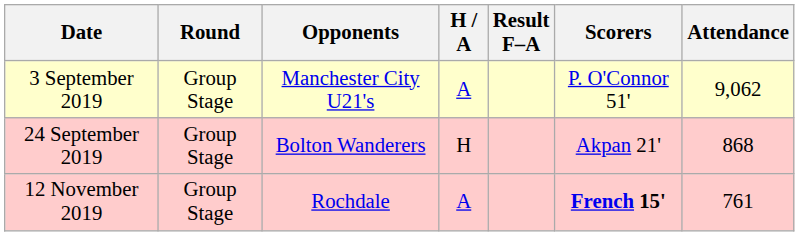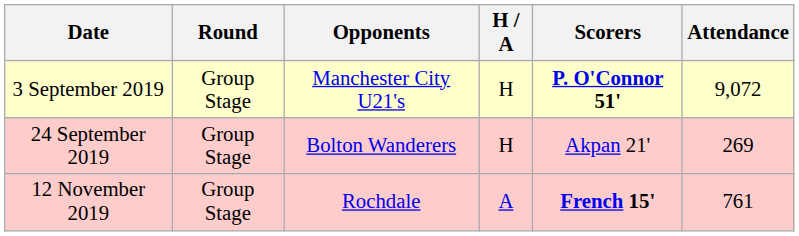- column: (521, 32)
(464, 89) A -> (506, 89) H
(618, 89) normal -> (608, 89) bold
(738, 89) 9,062 -> (738, 89) 9,072
(738, 145) 868 -> (738, 145) 269
